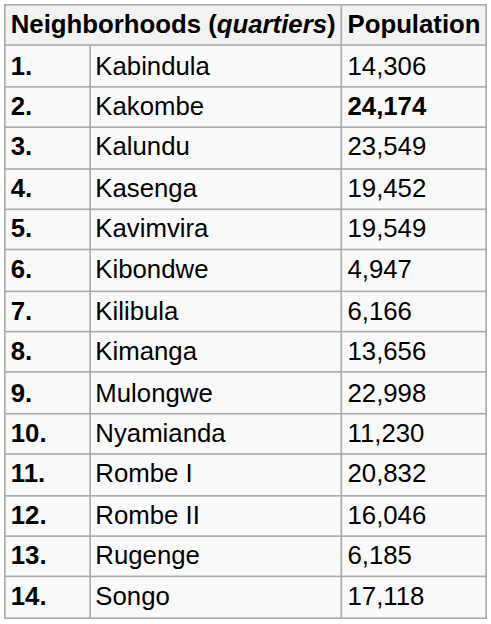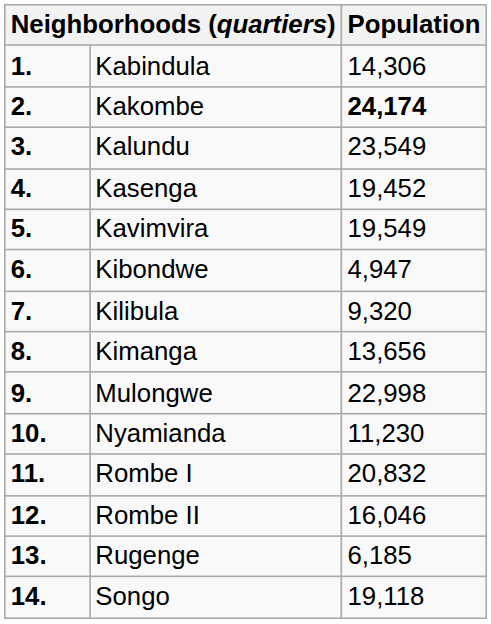(380, 310) 6,166 -> (380, 310) 9,320
(386, 596) 17,118 -> (386, 596) 19,118
